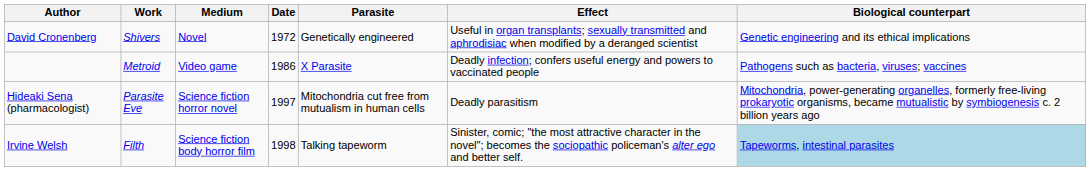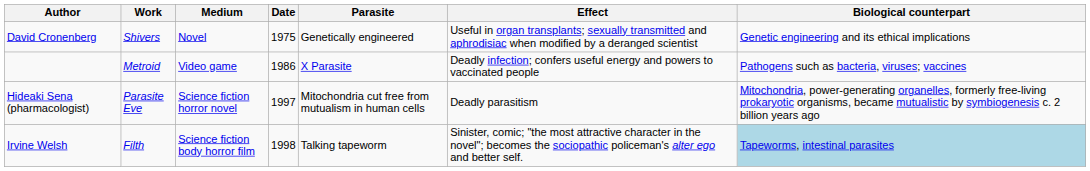(283, 36) 1972 -> (283, 36) 1975
